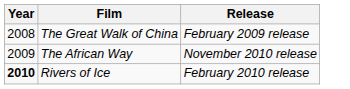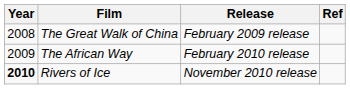+ column: (333, 14)
(250, 53) November 2010 release -> (246, 53) February 2010 release
(246, 73) February 2010 release -> (250, 73) November 2010 release
